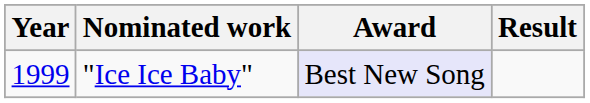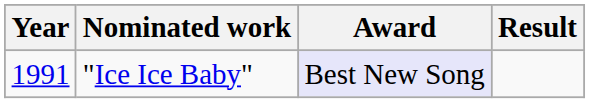(41, 73) 1999 -> (41, 73) 1991
